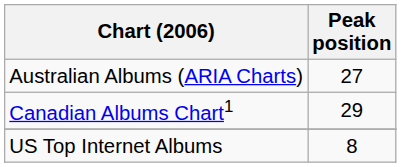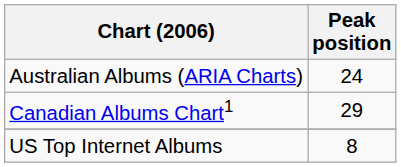(352, 75) 27 -> (352, 75) 24
